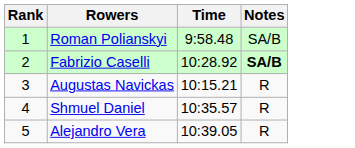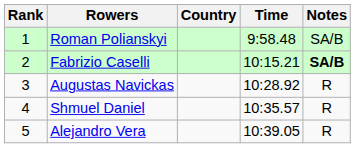+ column: (209, 16)
(209, 62) 10:28.92 -> (272, 62) 10:15.21
(209, 85) 10:15.21 -> (272, 85) 10:28.92
